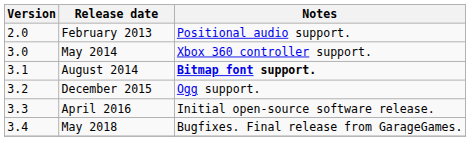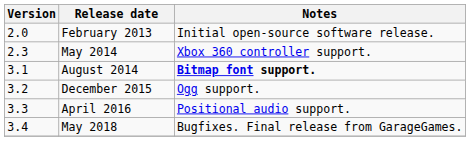(264, 33) Positional audio support. -> (306, 33) Initial open-source software release.
(18, 52) 3.0 -> (18, 52) 2.3
(306, 108) Initial open-source software release. -> (264, 108) Positional audio support.
